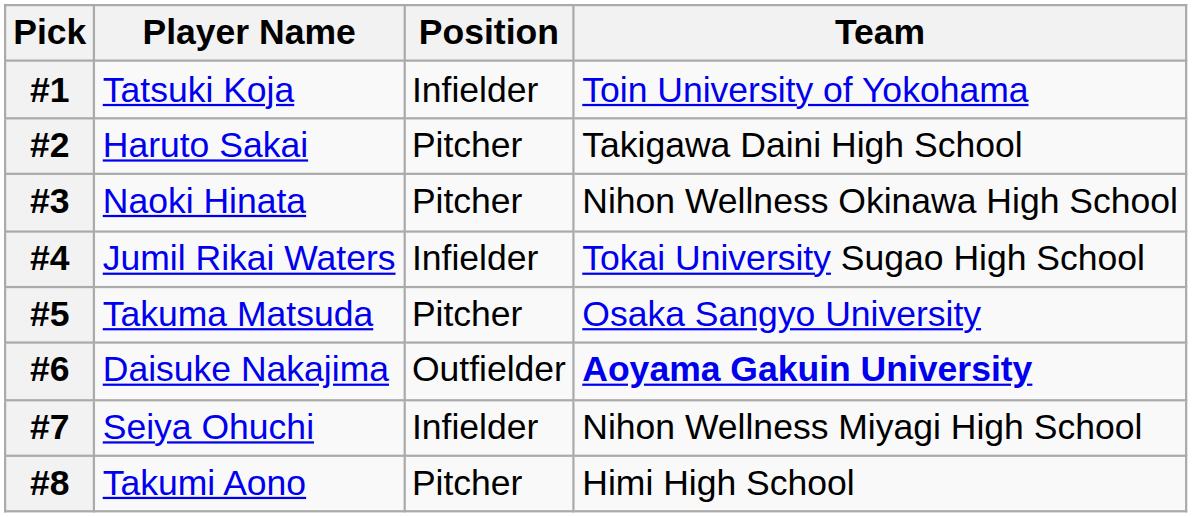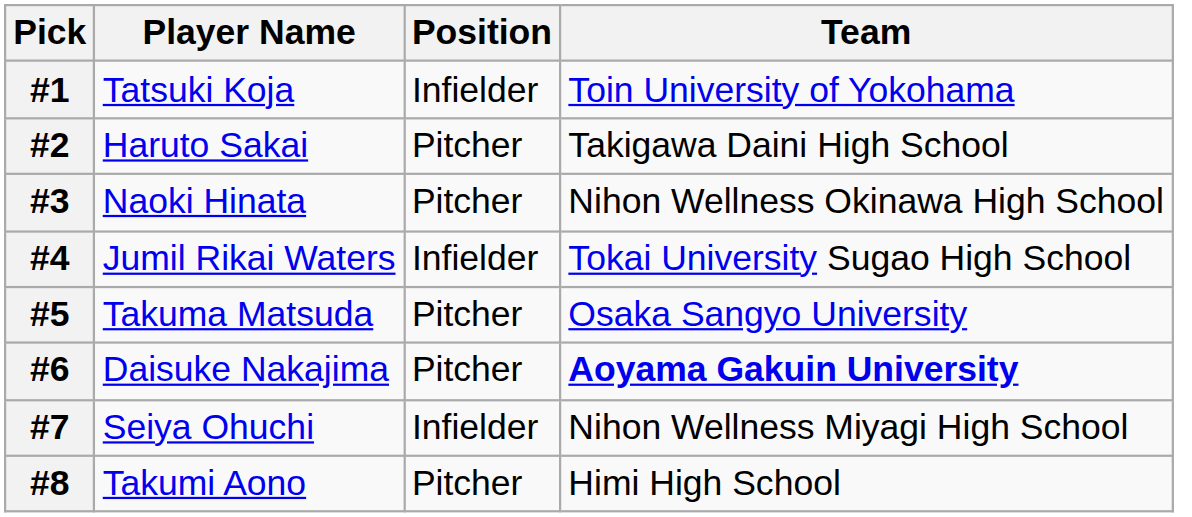(489, 370) Outfielder -> (467, 370) Pitcher
